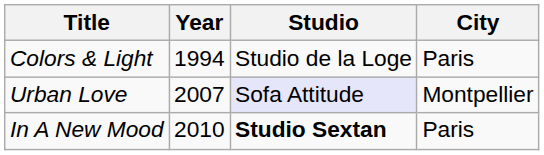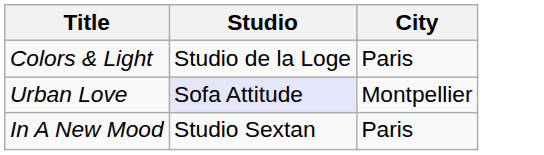- column: (199, 22)
(311, 130) bold -> (245, 130) normal
